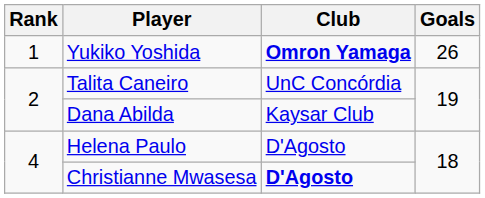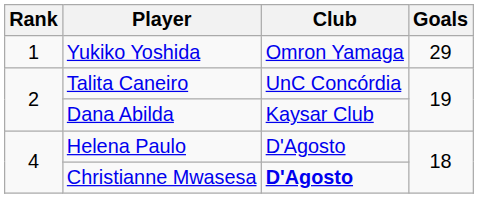(338, 51) bold -> (335, 51) normal
(448, 51) 26 -> (441, 51) 29
